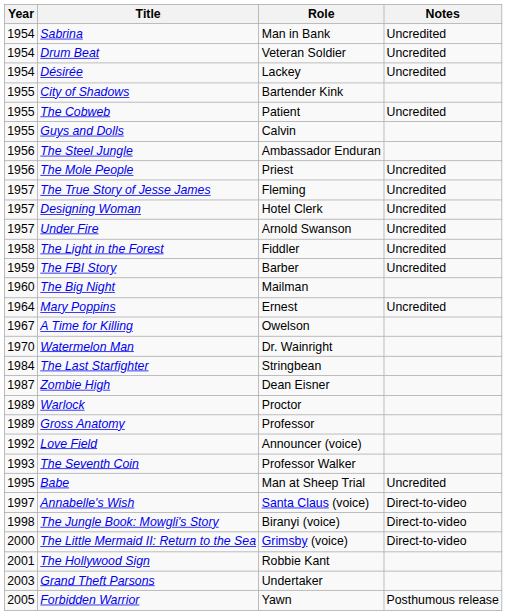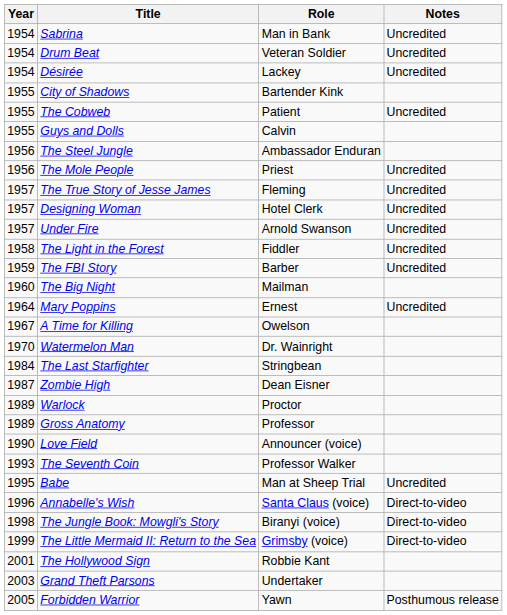(21, 444) 1992 -> (21, 444) 1990
(21, 502) 1997 -> (21, 502) 1996
(21, 541) 2000 -> (21, 541) 1999
